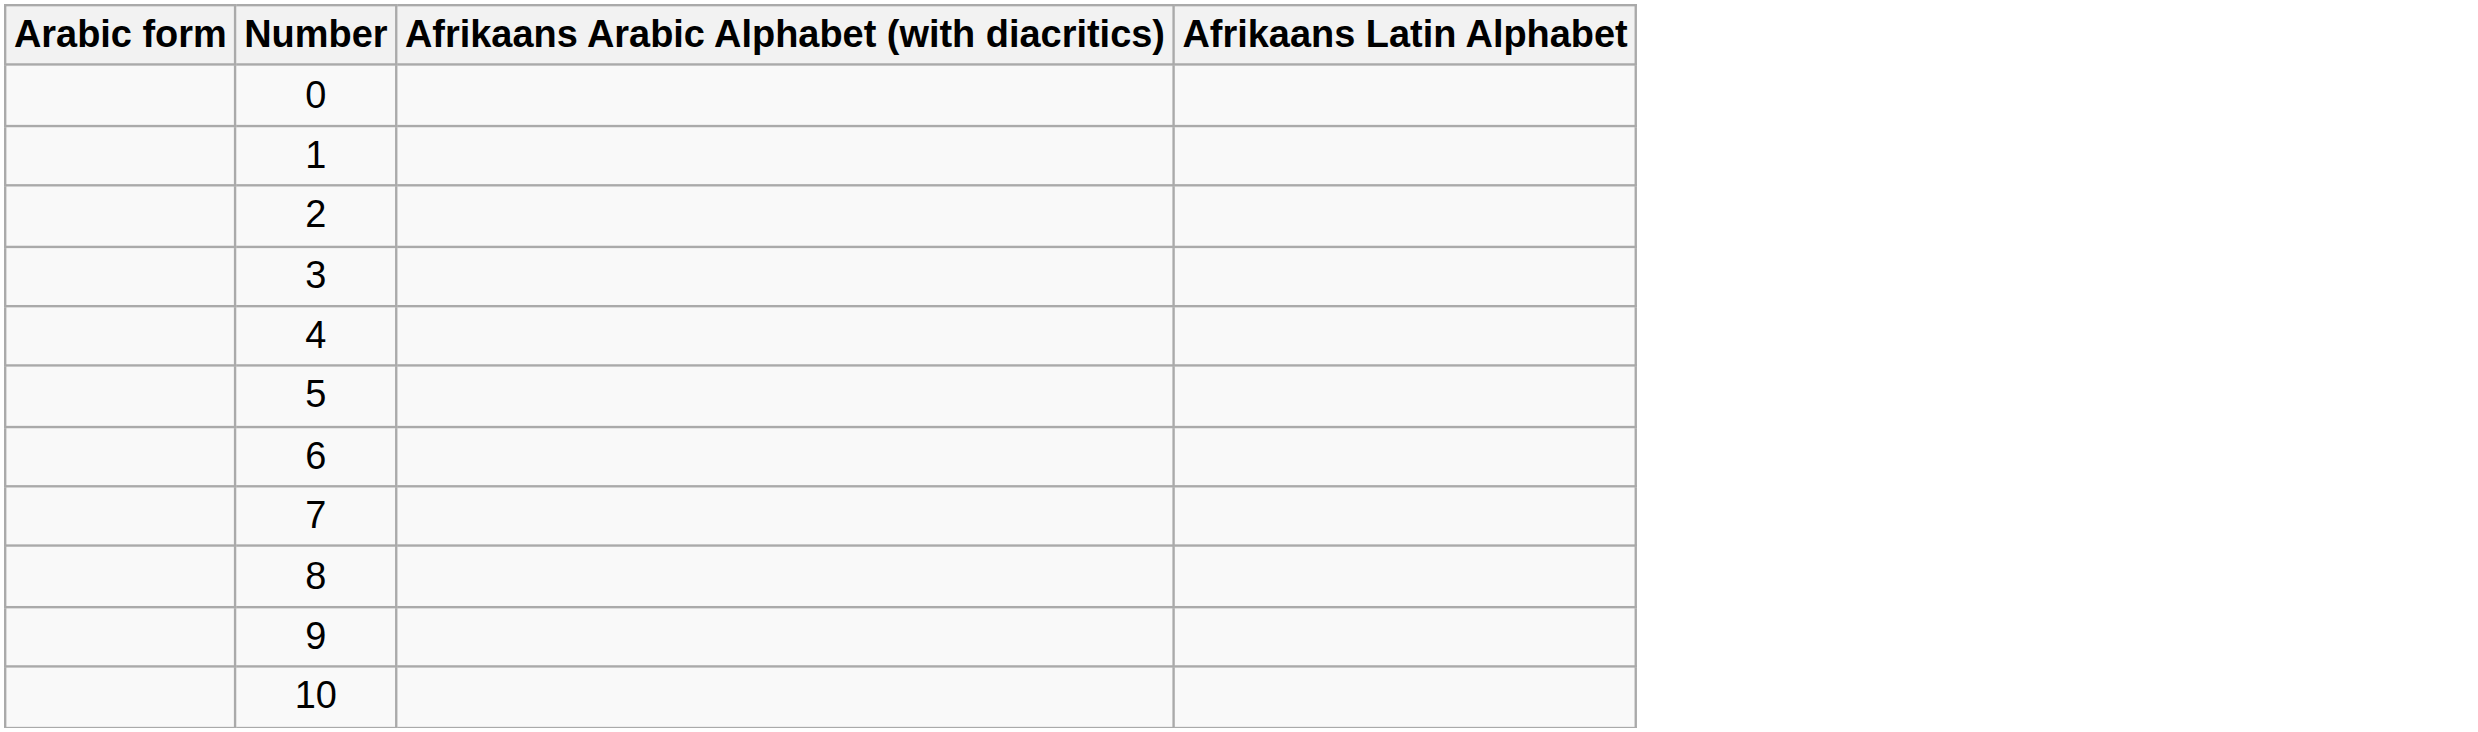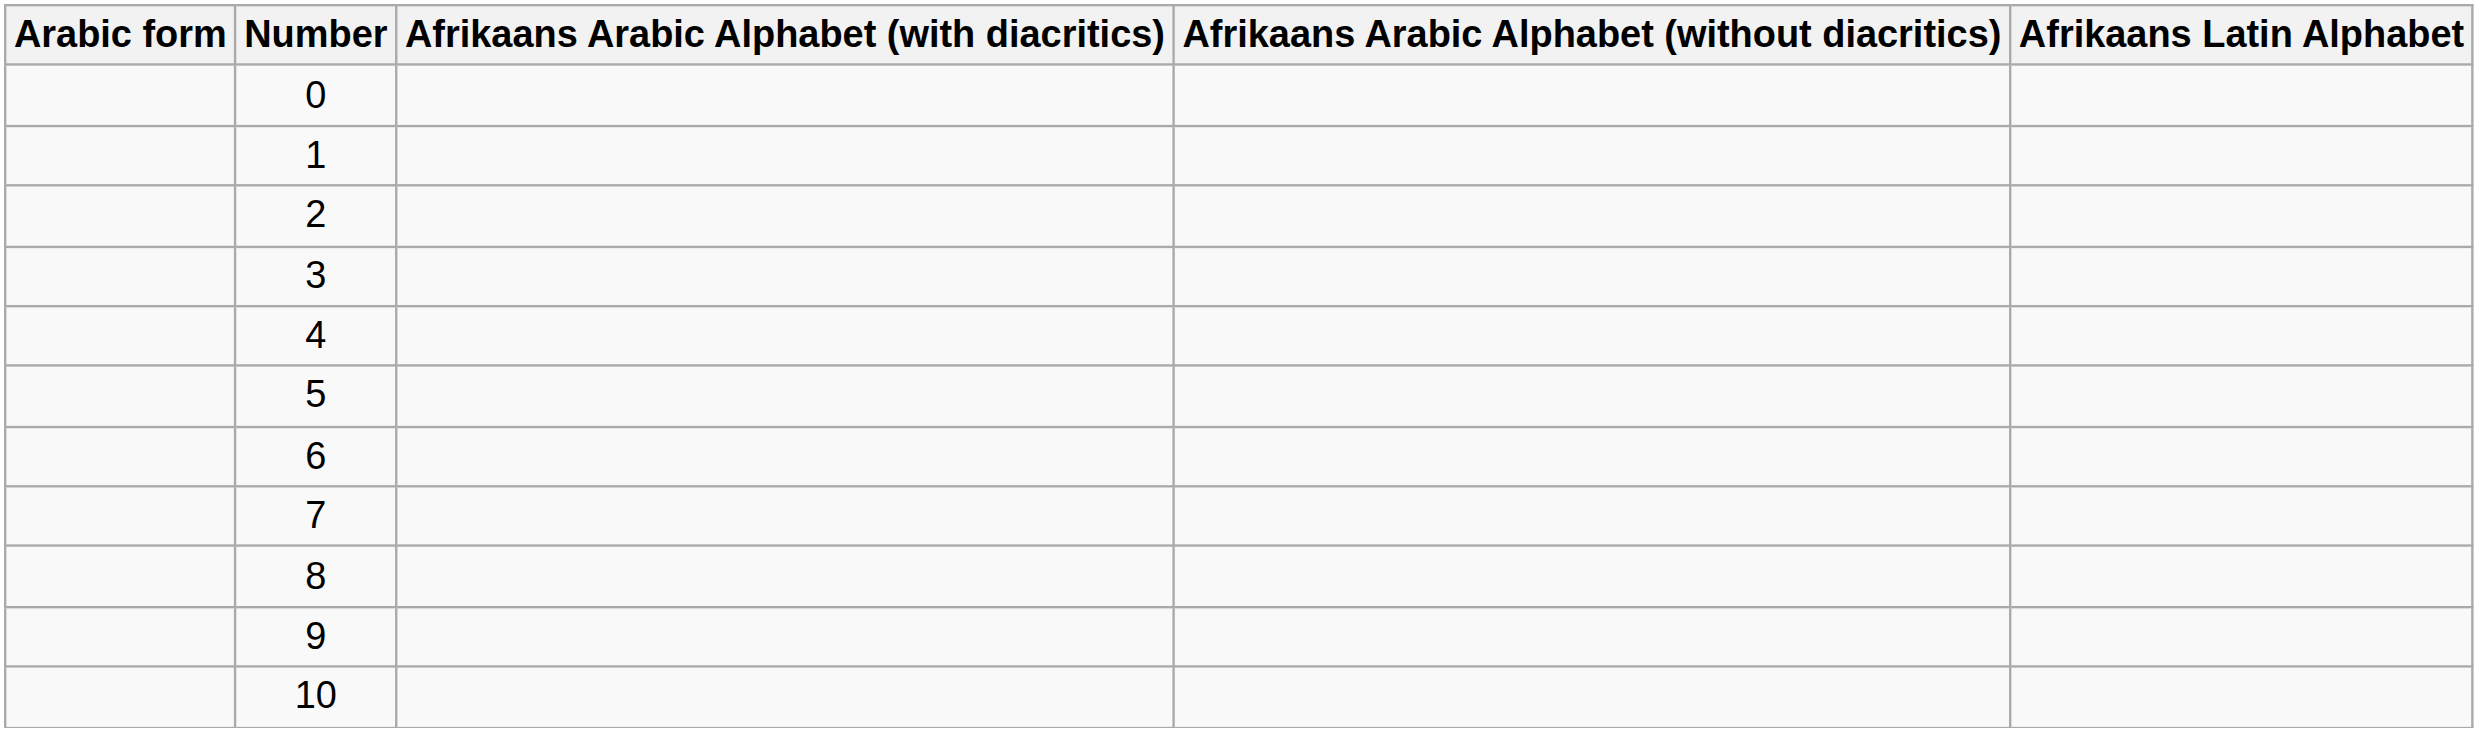+ column: (1592, 34)
